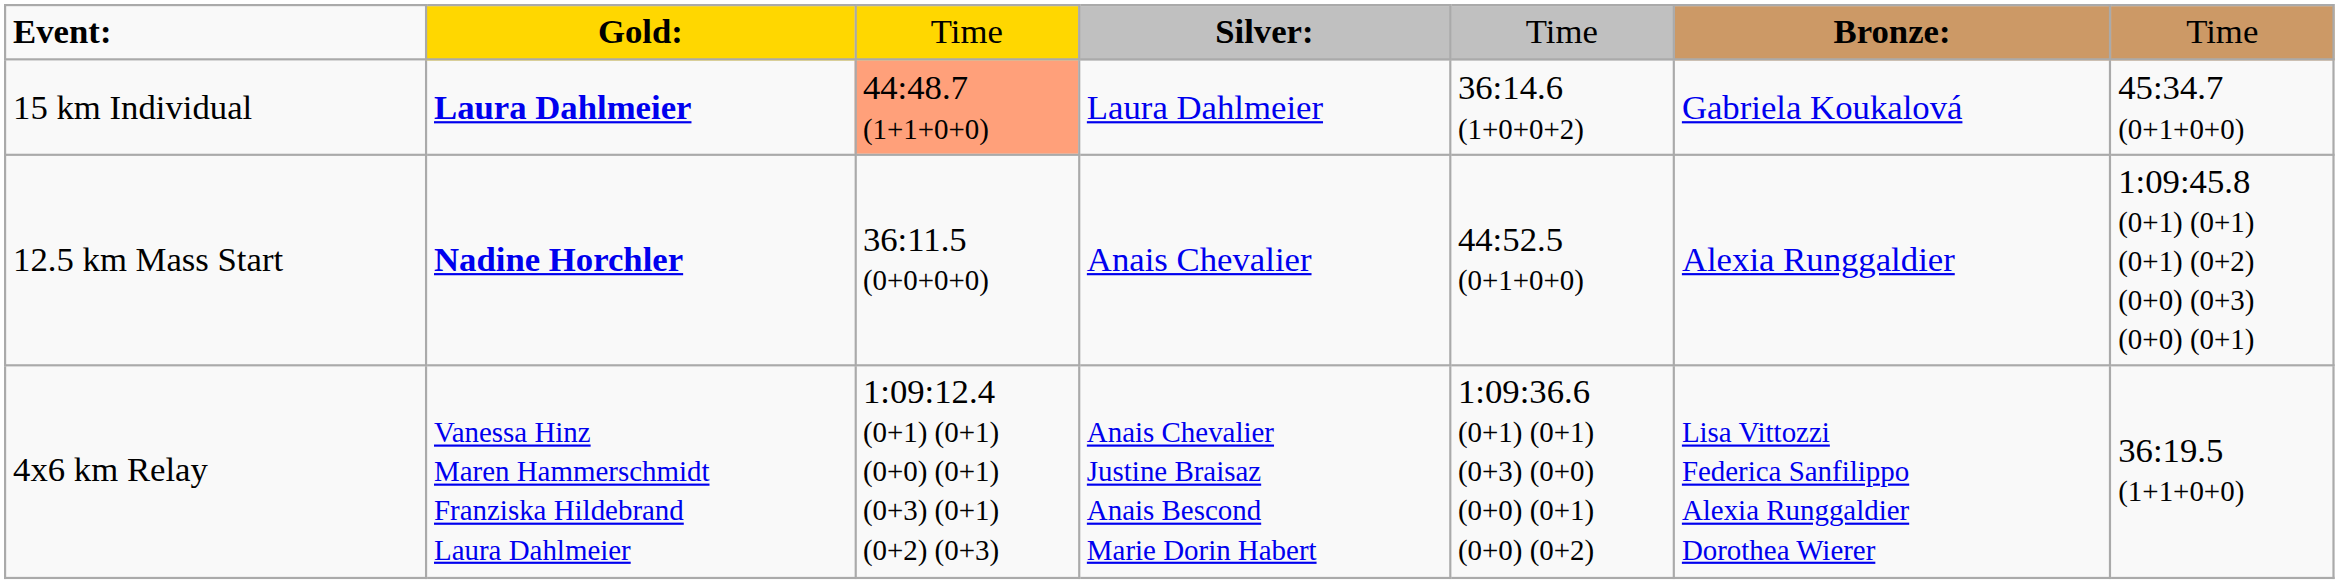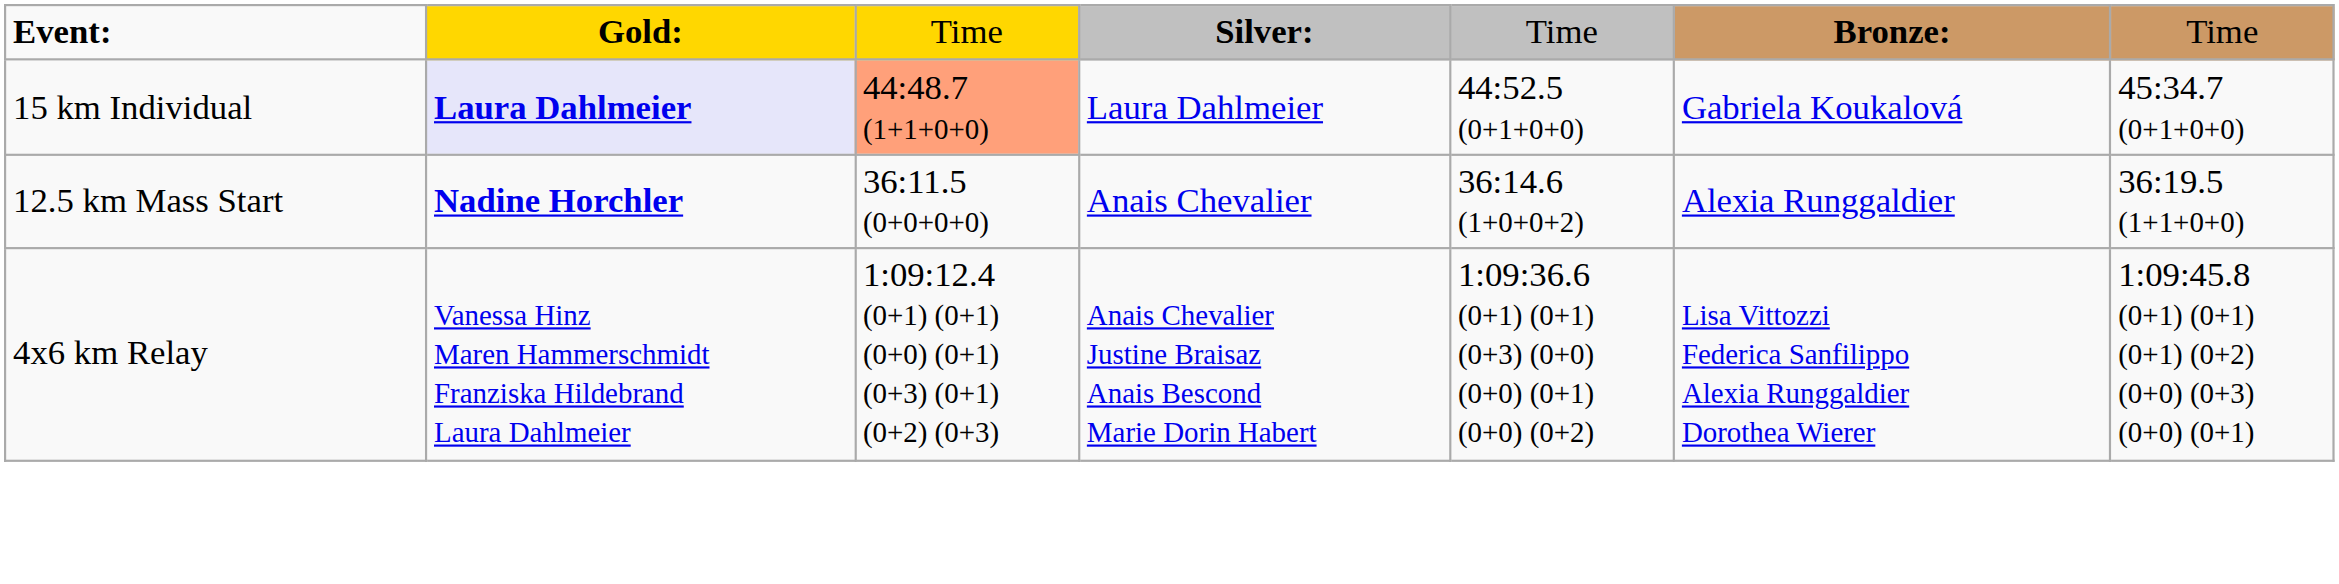(563, 106) no background -> (563, 106) lavender background
(1521, 106) 36:14.6 (1+0+0+2) -> (1521, 106) 44:52.5 (0+1+0+0)
(1521, 259) 44:52.5 (0+1+0+0) -> (1521, 200) 36:14.6 (1+0+0+2)
(2186, 259) 1:09:45.8 (0+1) (0+1) (0+1) (0+2) (0+0) (0+3) (0+0) (0+1) -> (2181, 200) 36:19.5 (1+1+0+0)
(2181, 470) 36:19.5 (1+1+0+0) -> (2186, 353) 1:09:45.8 (0+1) (0+1) (0+1) (0+2) (0+0) (0+3) (0+0) (0+1)
